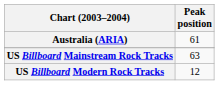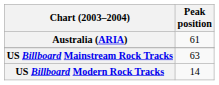(195, 71) 12 -> (195, 71) 14
